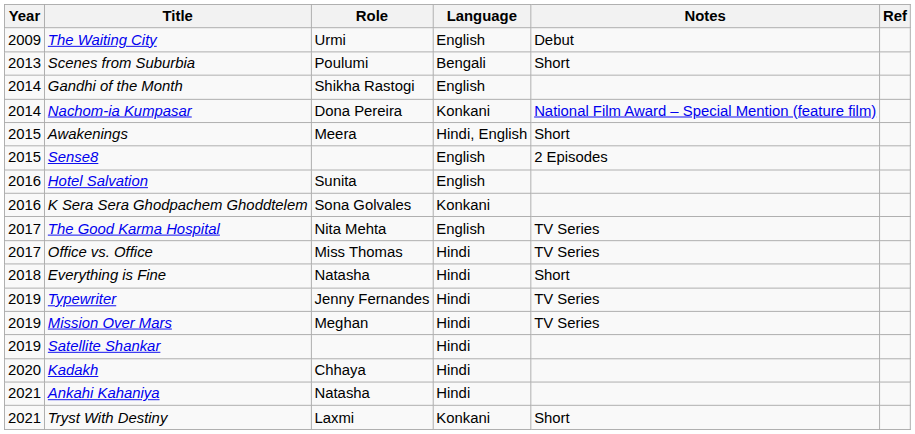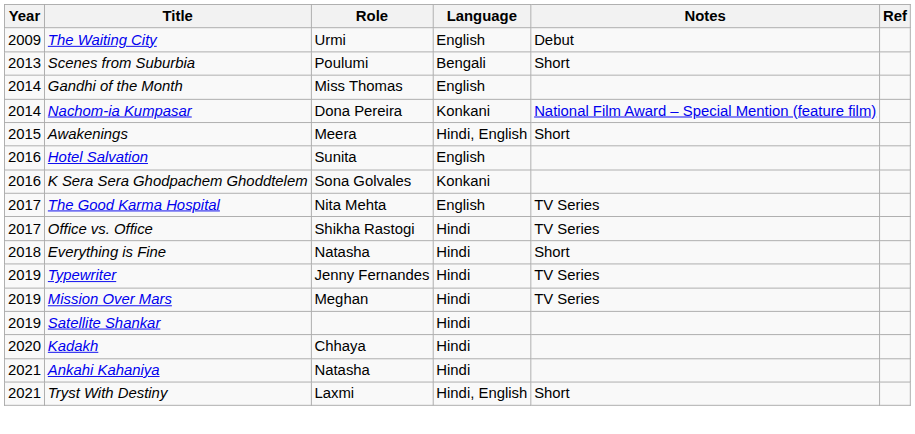(364, 87) Shikha Rastogi -> (359, 87) Miss Thomas
- row: (73, 157)
(359, 252) Miss Thomas -> (364, 228) Shikha Rastogi
(463, 417) Konkani -> (482, 393) Hindi, English
